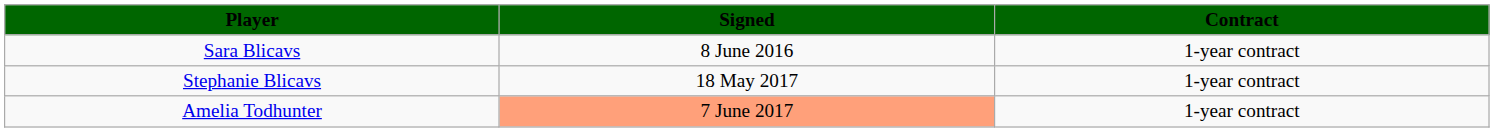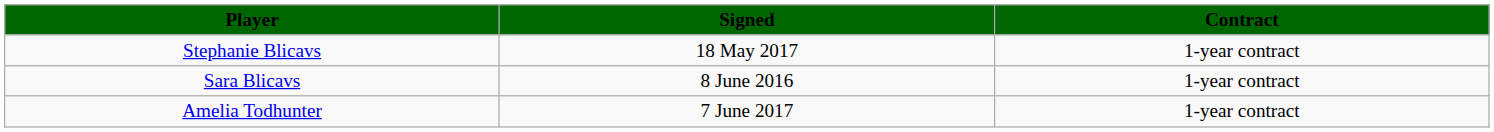rows swapped: (252, 50) <-> (252, 80)
(747, 111) lightsalmon background -> (747, 111) no background
